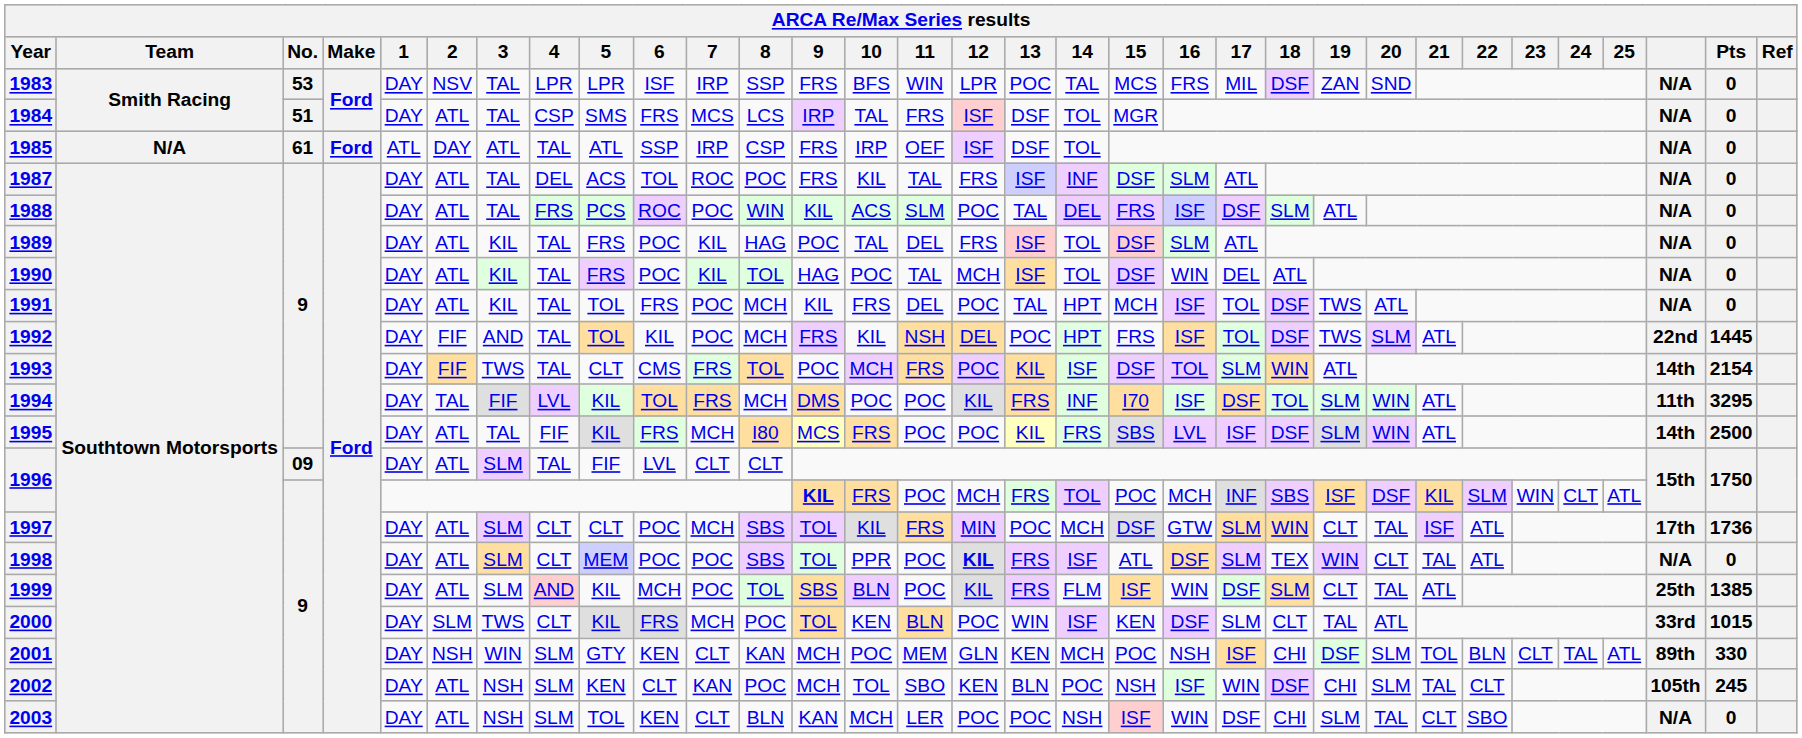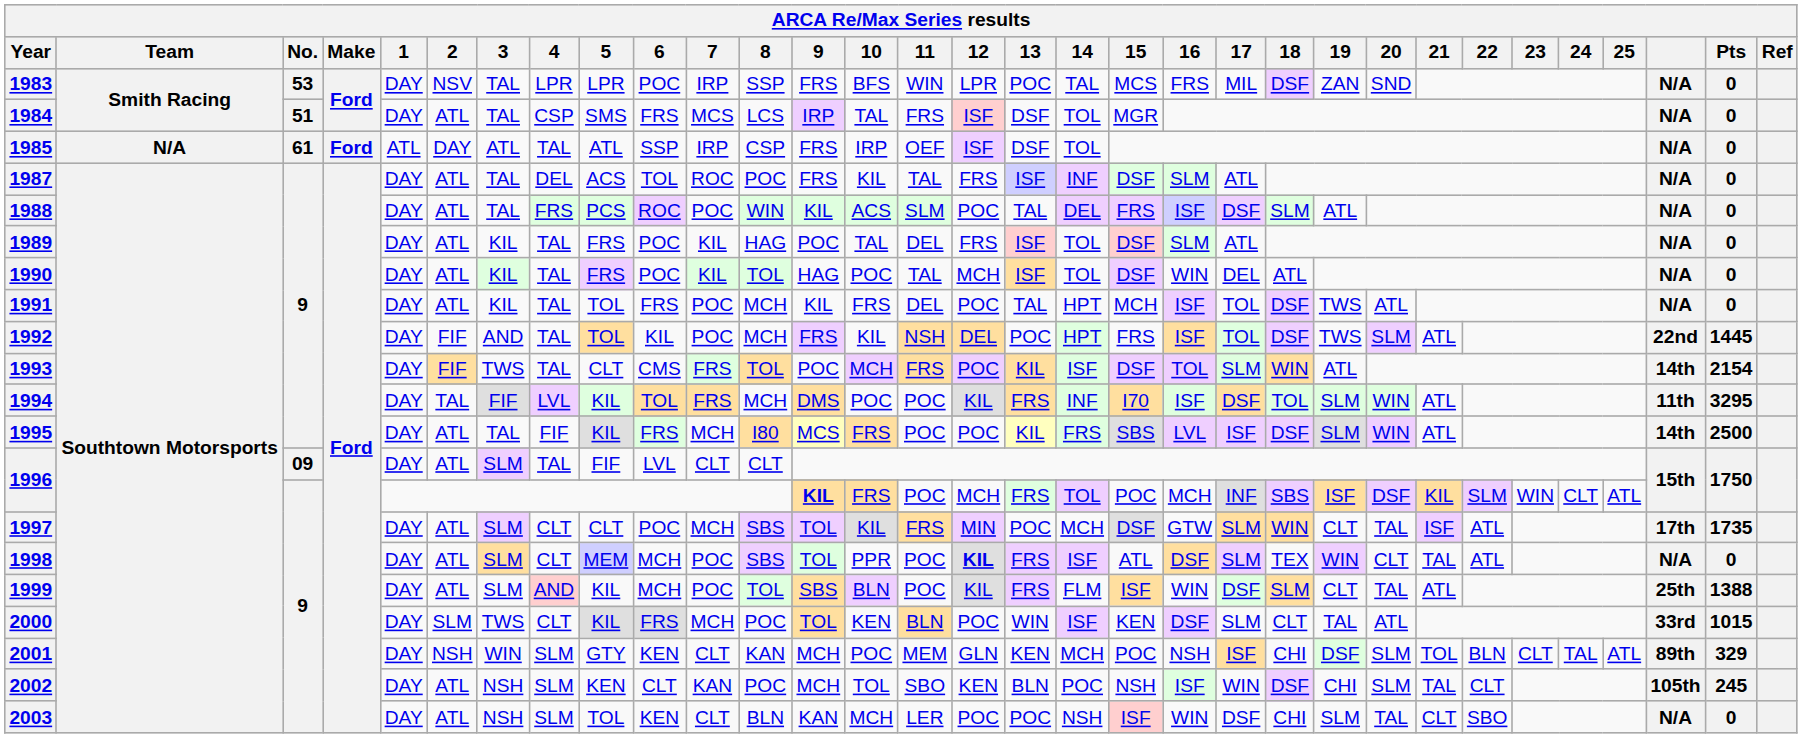(659, 84) ISF -> (659, 84) POC
(1731, 527) 1736 -> (1731, 527) 1735
(659, 559) POC -> (659, 559) MCH
(1731, 590) 1385 -> (1731, 590) 1388
(1731, 654) 330 -> (1731, 654) 329
